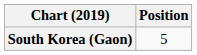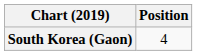(164, 38) 5 -> (164, 38) 4
